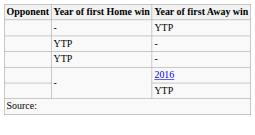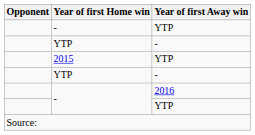+ row: (64, 59)
